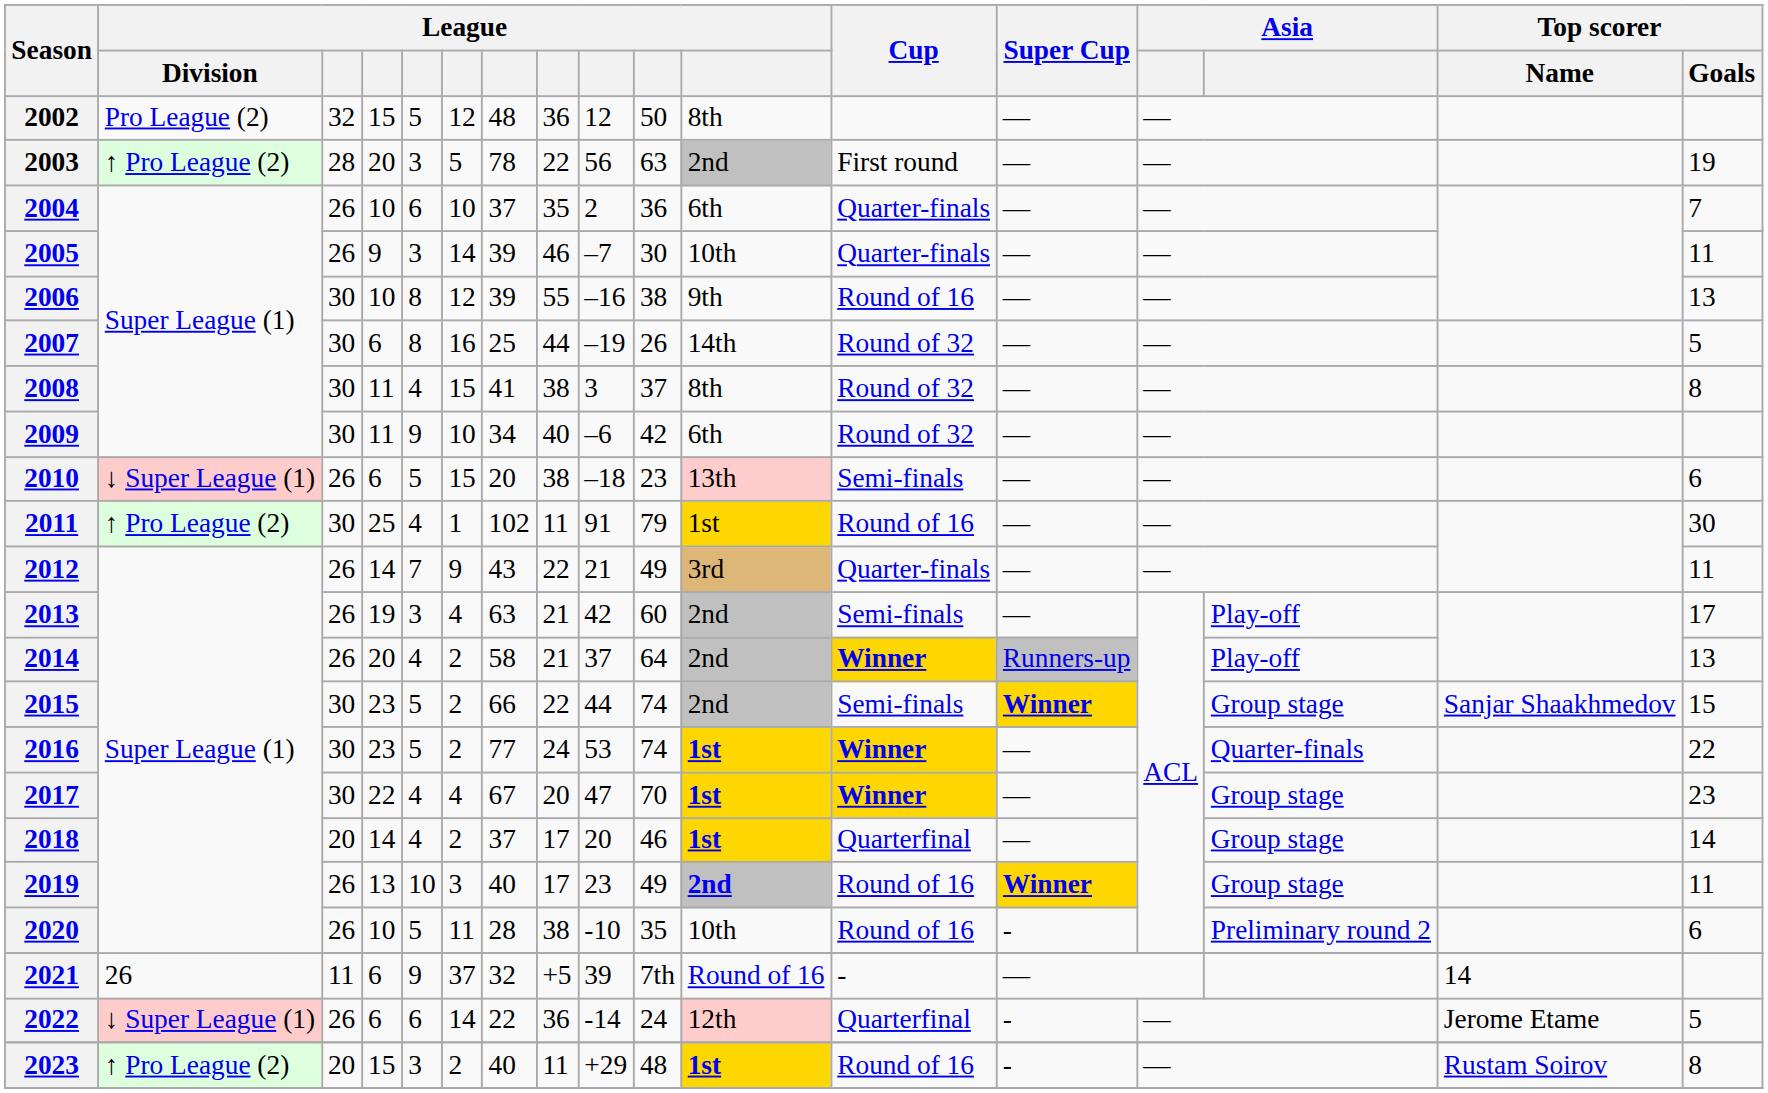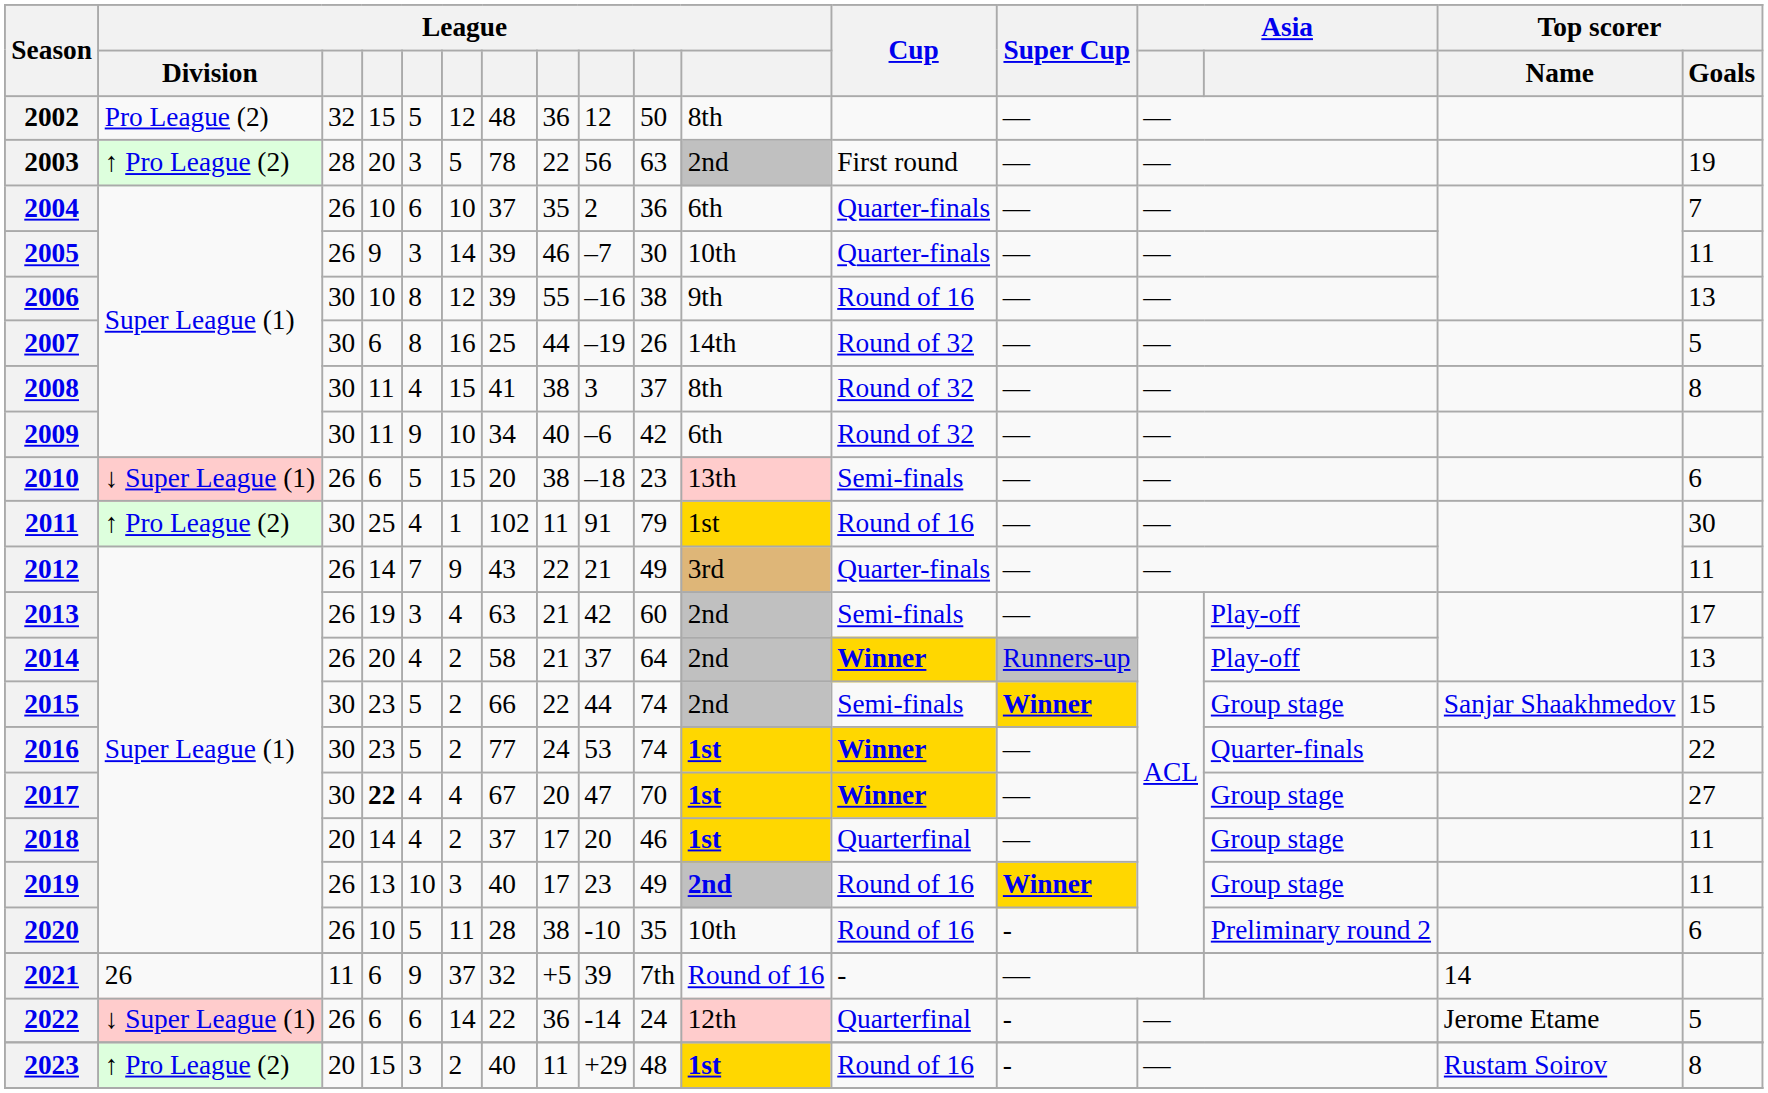(382, 794) normal -> (382, 794) bold
(1702, 794) 23 -> (1702, 794) 27
(1702, 839) 14 -> (1701, 839) 11
